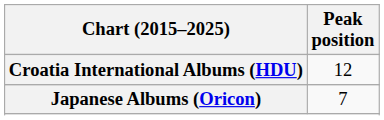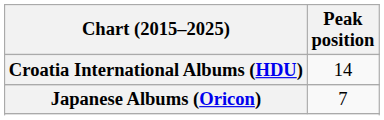(343, 69) 12 -> (343, 69) 14
